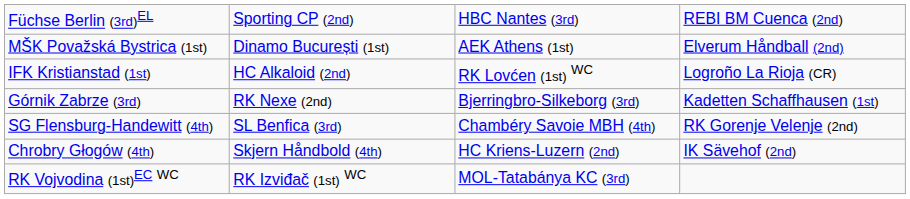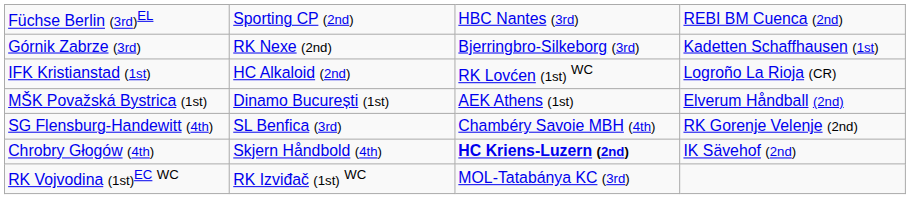rows swapped: (74, 100) <-> (108, 46)
(539, 151) normal -> (544, 151) bold
